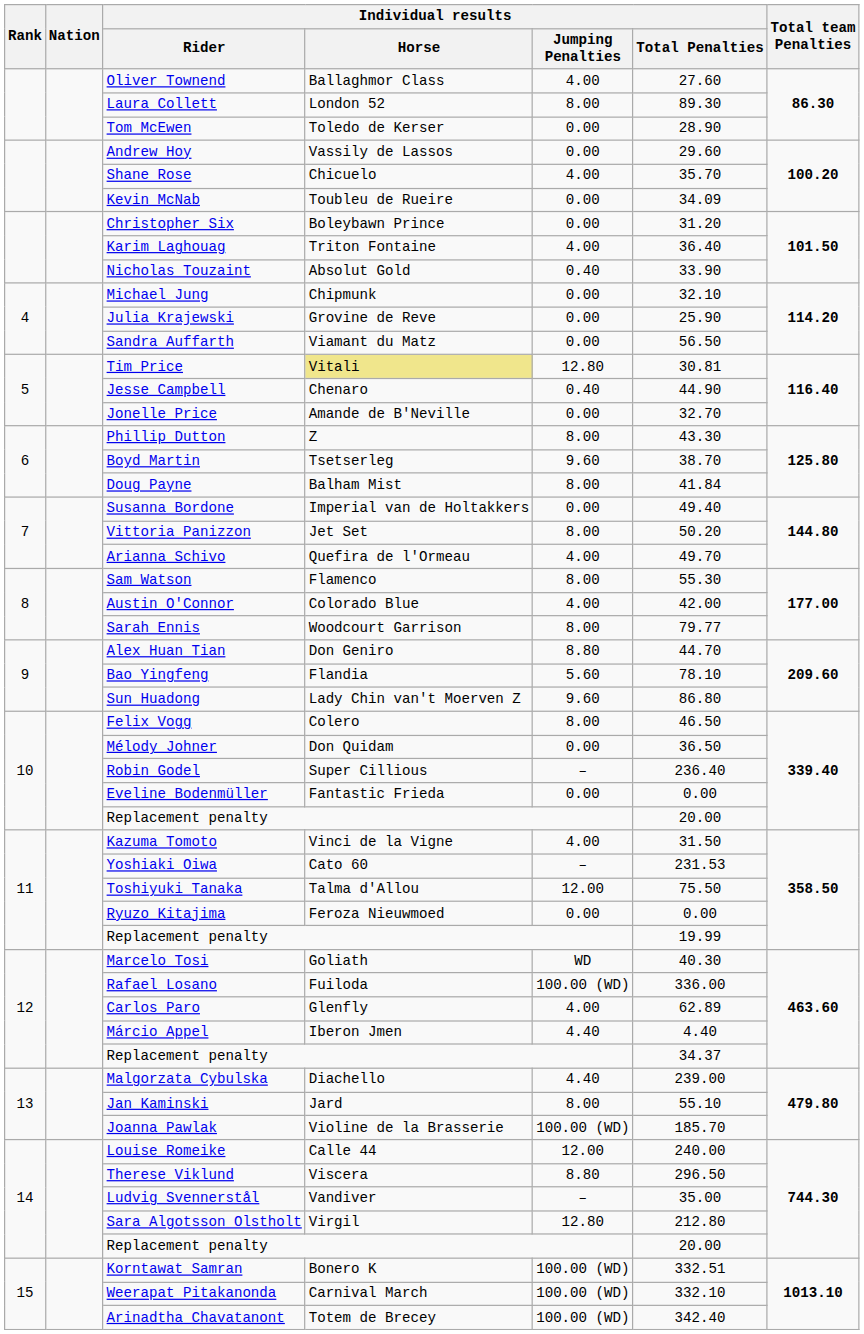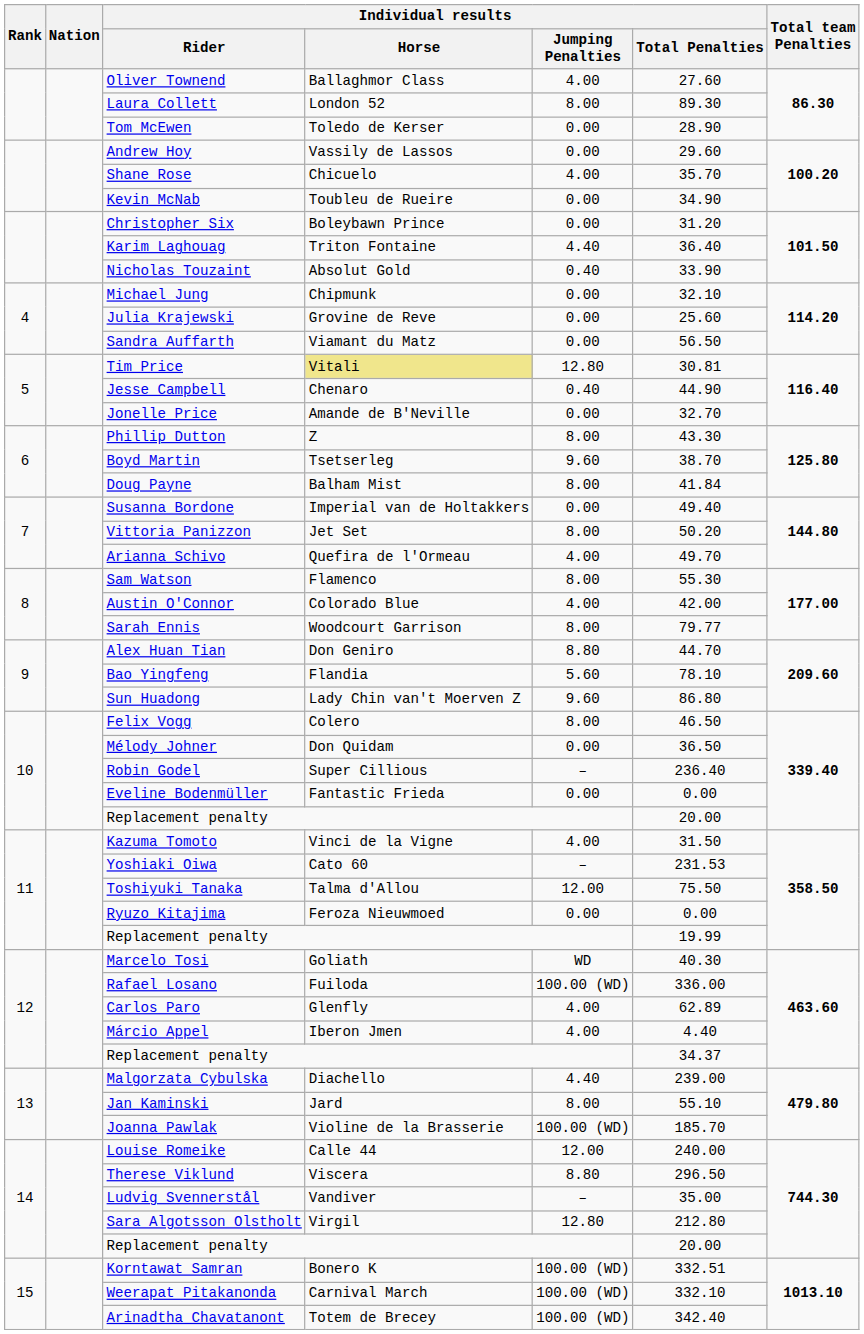(700, 200) 34.09 -> (700, 200) 34.90
(583, 247) 4.00 -> (583, 247) 4.40
(700, 319) 25.90 -> (700, 319) 25.60
(583, 1032) 4.40 -> (583, 1032) 4.00
